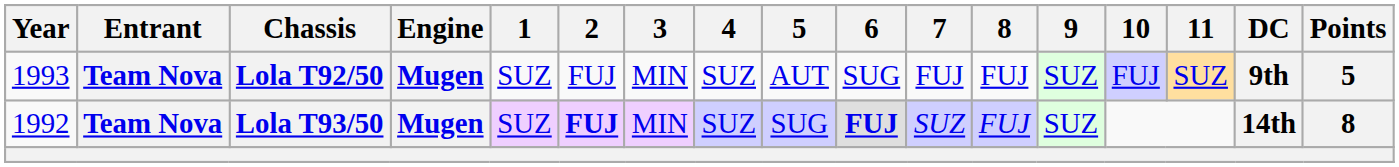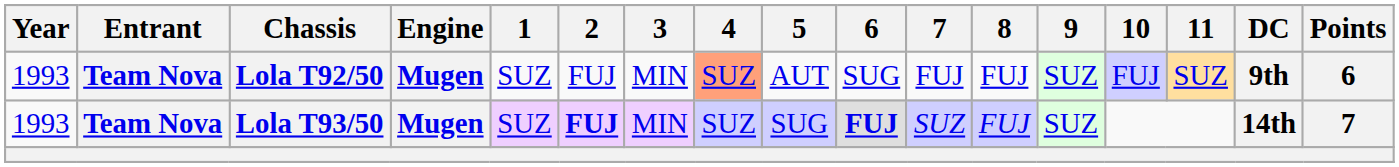(729, 75) no background -> (729, 75) lightsalmon background
(1348, 75) 5 -> (1348, 75) 6
(41, 123) 1992 -> (41, 123) 1993
(1348, 123) 8 -> (1348, 123) 7
